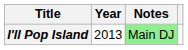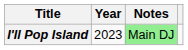(108, 34) 2013 -> (108, 34) 2023
